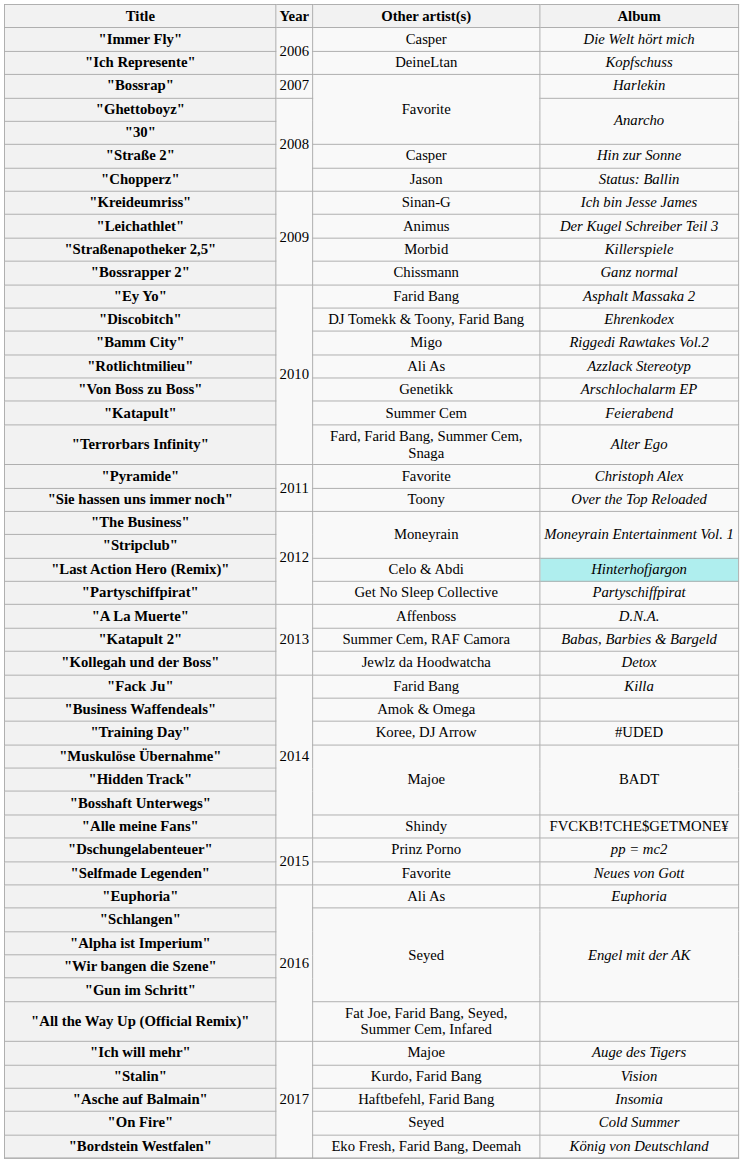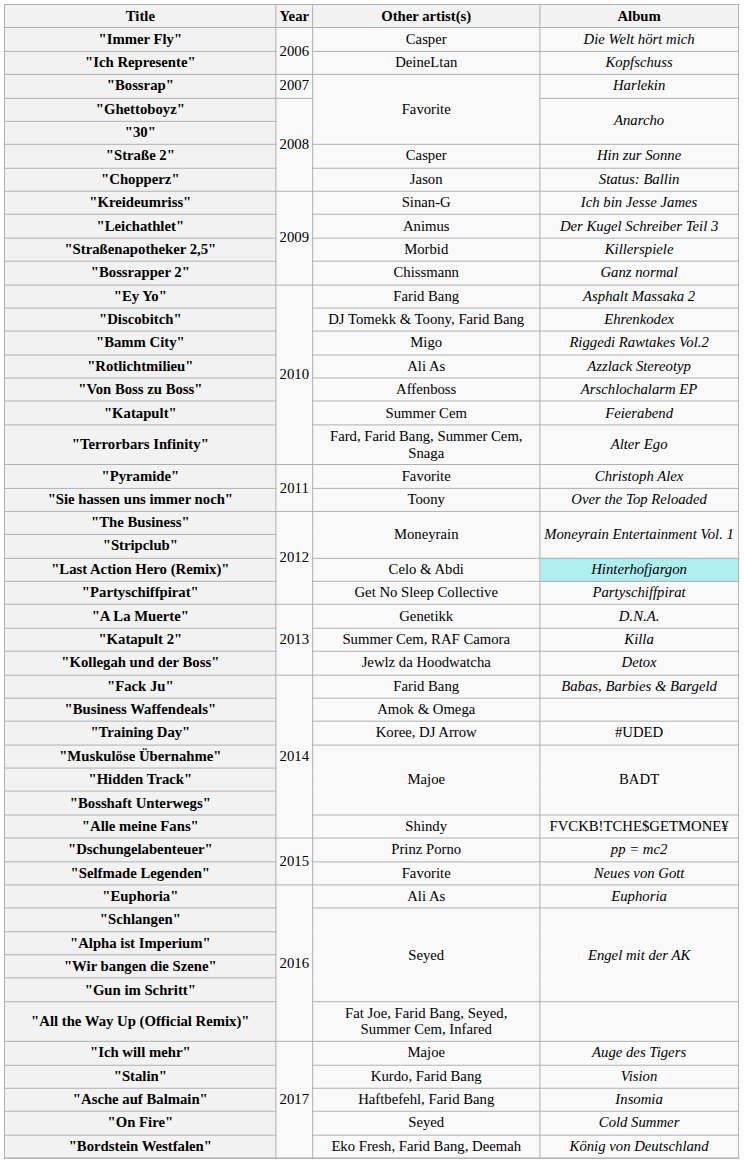(426, 389) Genetikk -> (426, 389) Affenboss
(426, 616) Affenboss -> (426, 616) Genetikk
(639, 639) Babas, Barbies & Bargeld -> (639, 639) Killa
(639, 686) Killa -> (639, 686) Babas, Barbies & Bargeld
